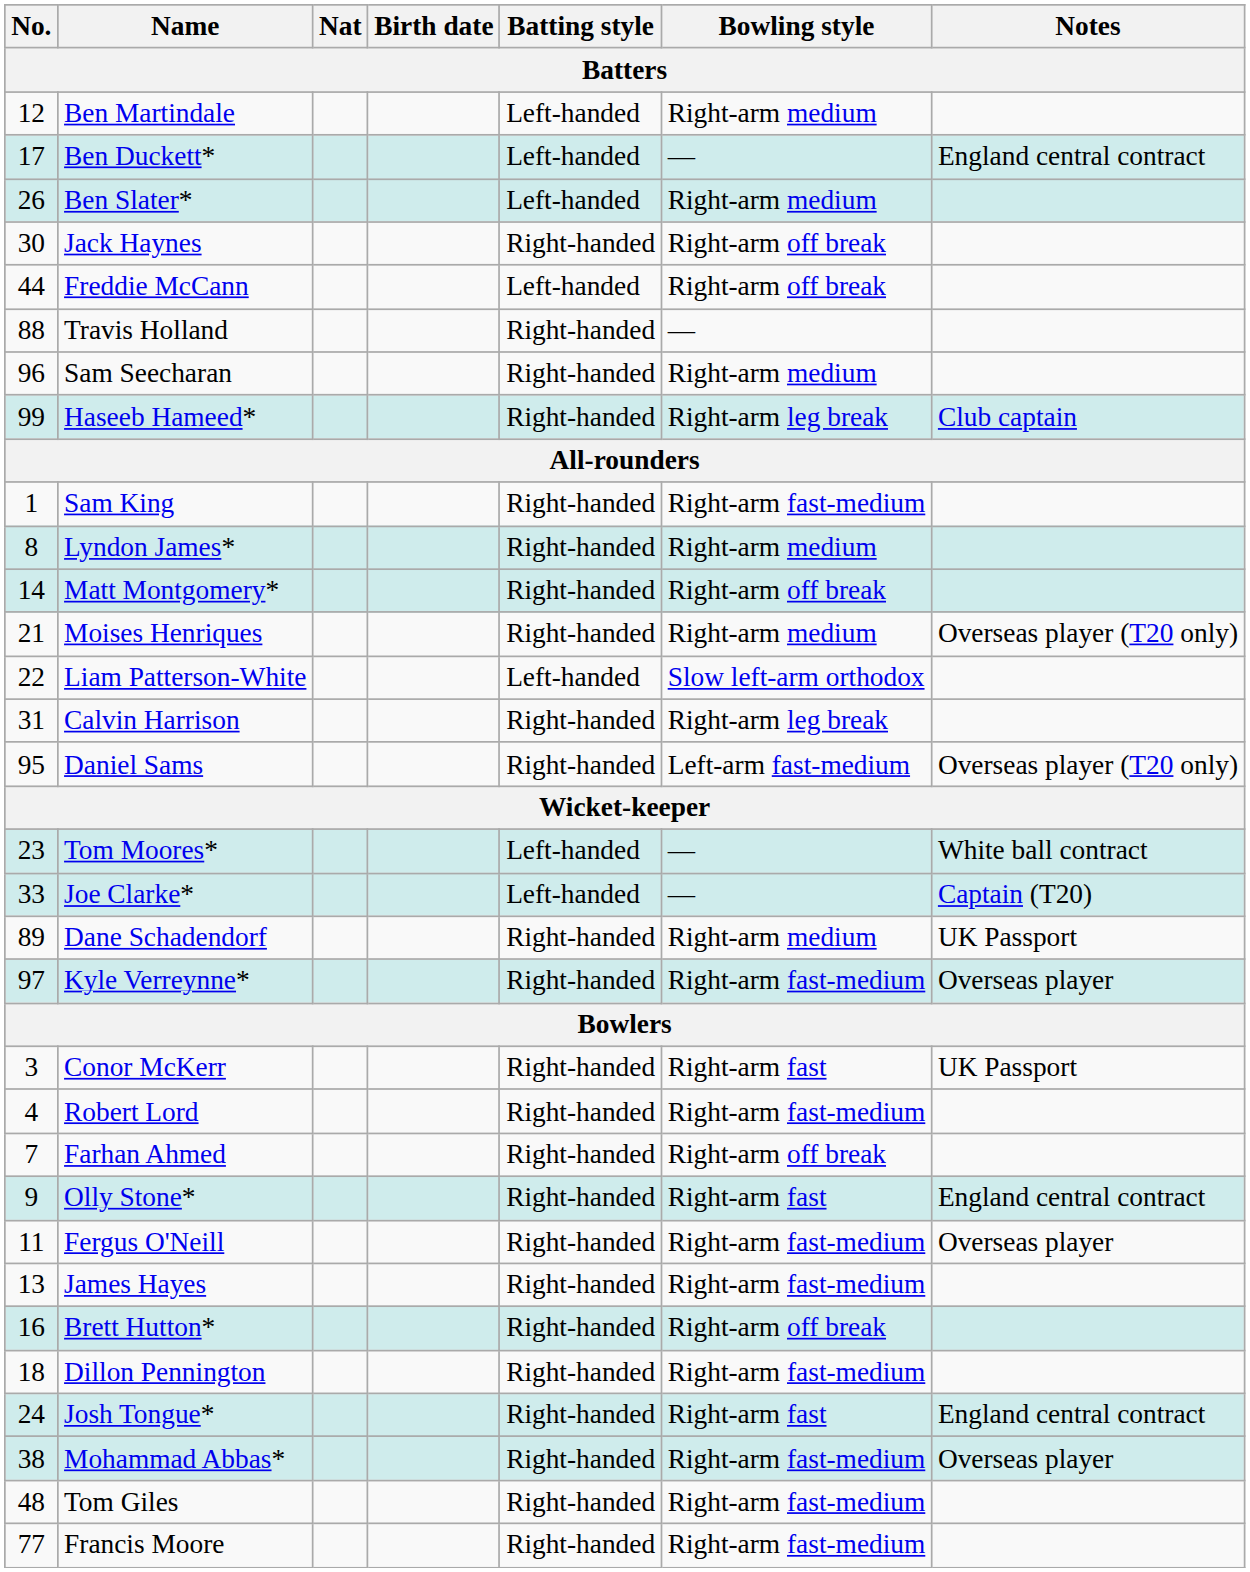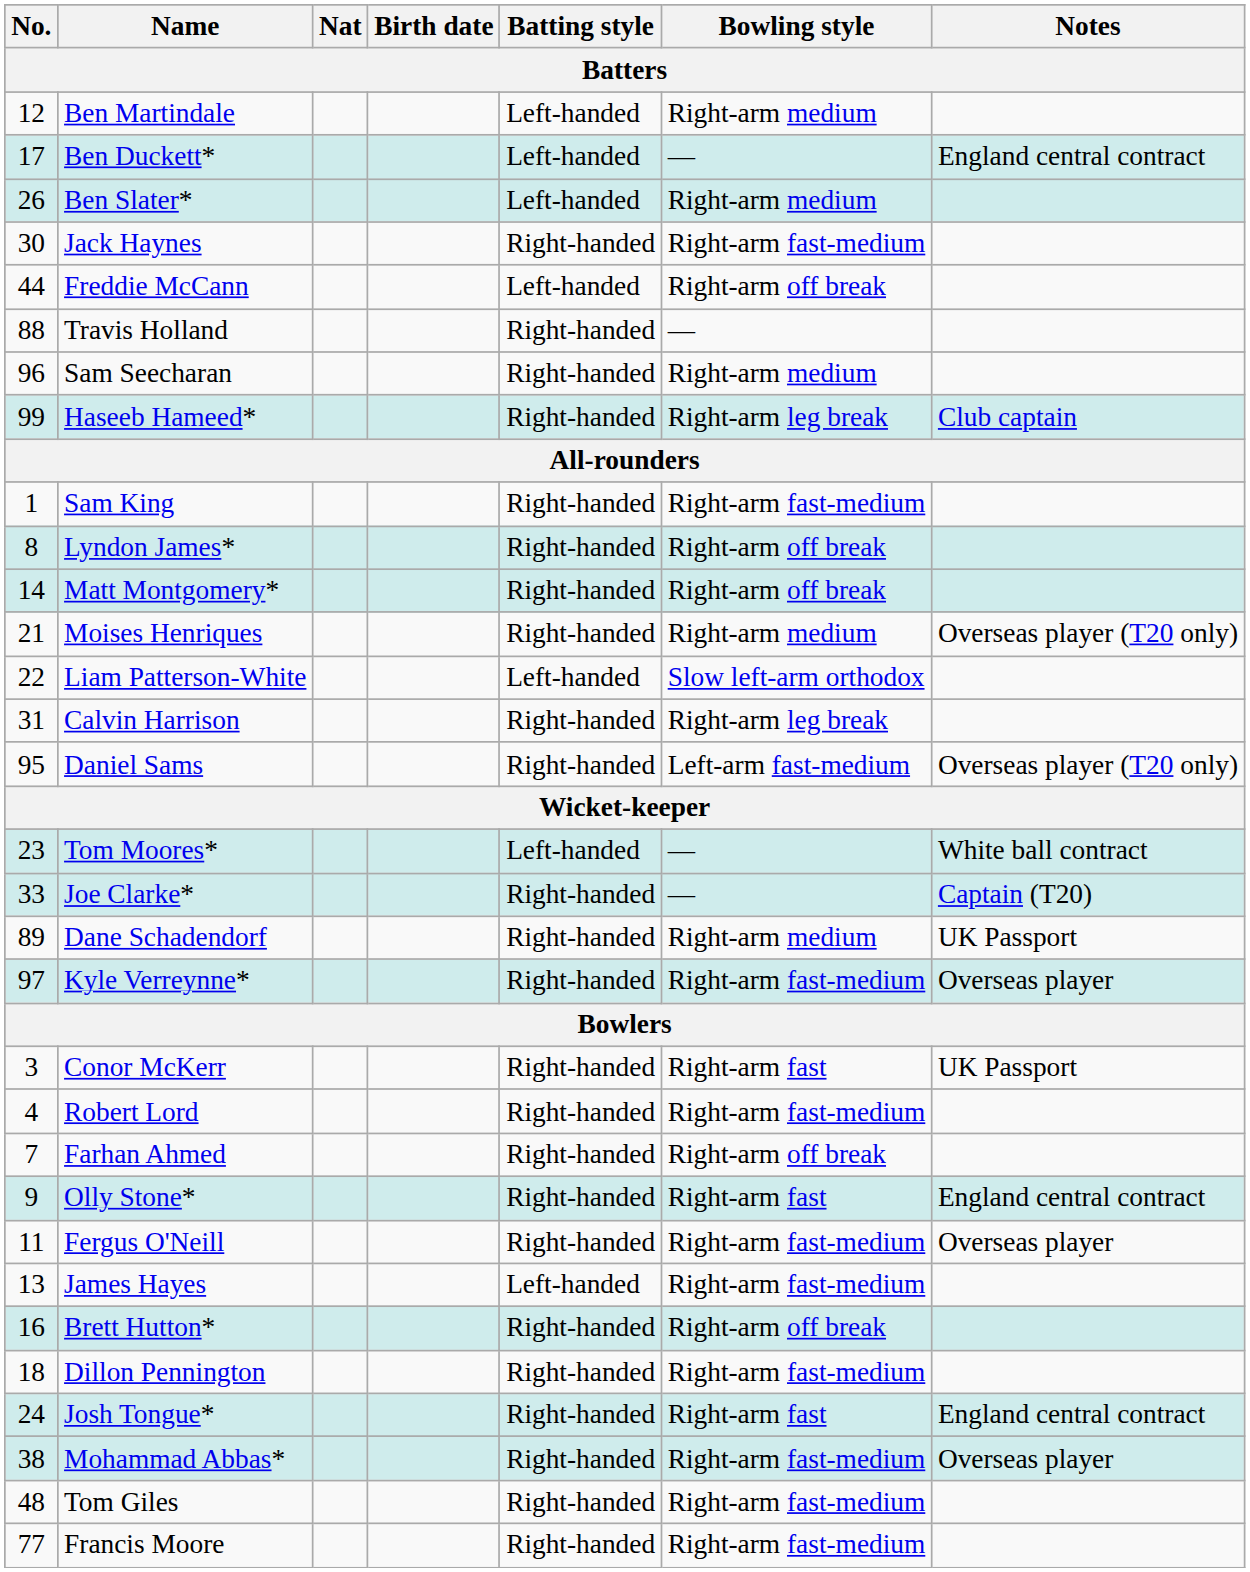(777, 243) Right-arm off break -> (796, 243) Right-arm fast-medium
(772, 546) Right-arm medium -> (777, 546) Right-arm off break
(573, 894) Left-handed -> (581, 894) Right-handed
(581, 1284) Right-handed -> (573, 1284) Left-handed
